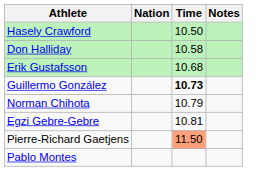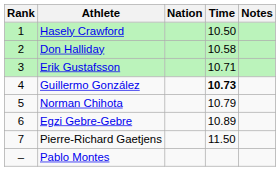+ column: (21, 13)
(189, 67) 10.68 -> (222, 67) 10.71
(189, 121) 10.81 -> (222, 121) 10.89
(189, 139) lightsalmon background -> (222, 139) no background
